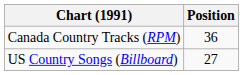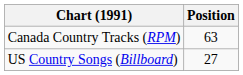(211, 37) 36 -> (211, 37) 63
